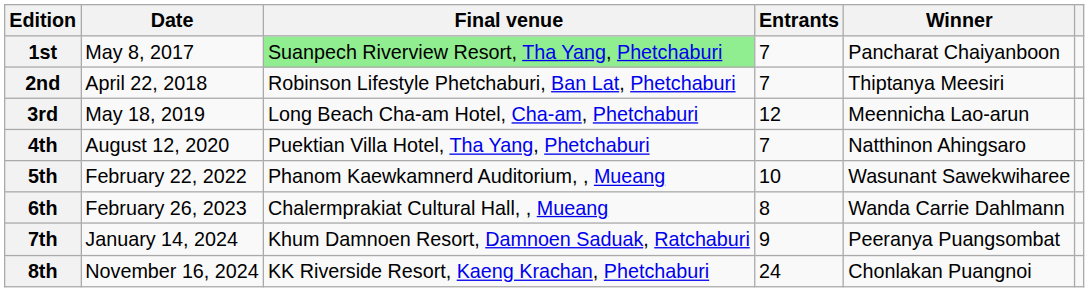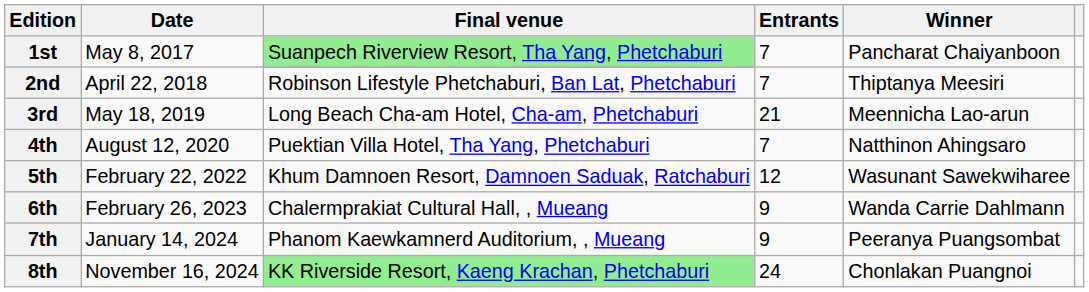(770, 114) 12 -> (770, 114) 21
(467, 177) Phanom Kaewkamnerd Auditorium, , Mueang -> (509, 177) Khum Damnoen Resort, Damnoen Saduak, Ratchaburi
(770, 177) 10 -> (770, 177) 12
(764, 208) 8 -> (764, 208) 9
(509, 239) Khum Damnoen Resort, Damnoen Saduak, Ratchaburi -> (467, 239) Phanom Kaewkamnerd Auditorium, , Mueang
(489, 271) no background -> (489, 271) lightgreen background
